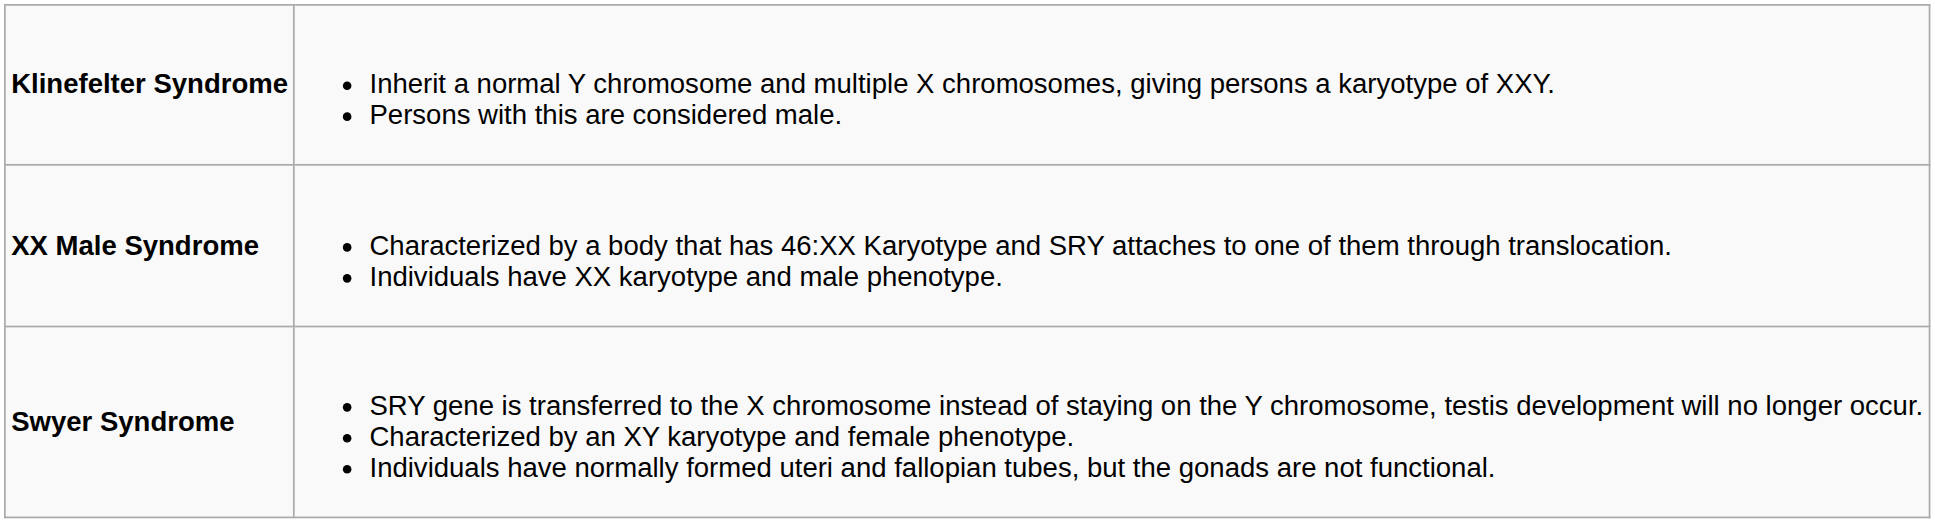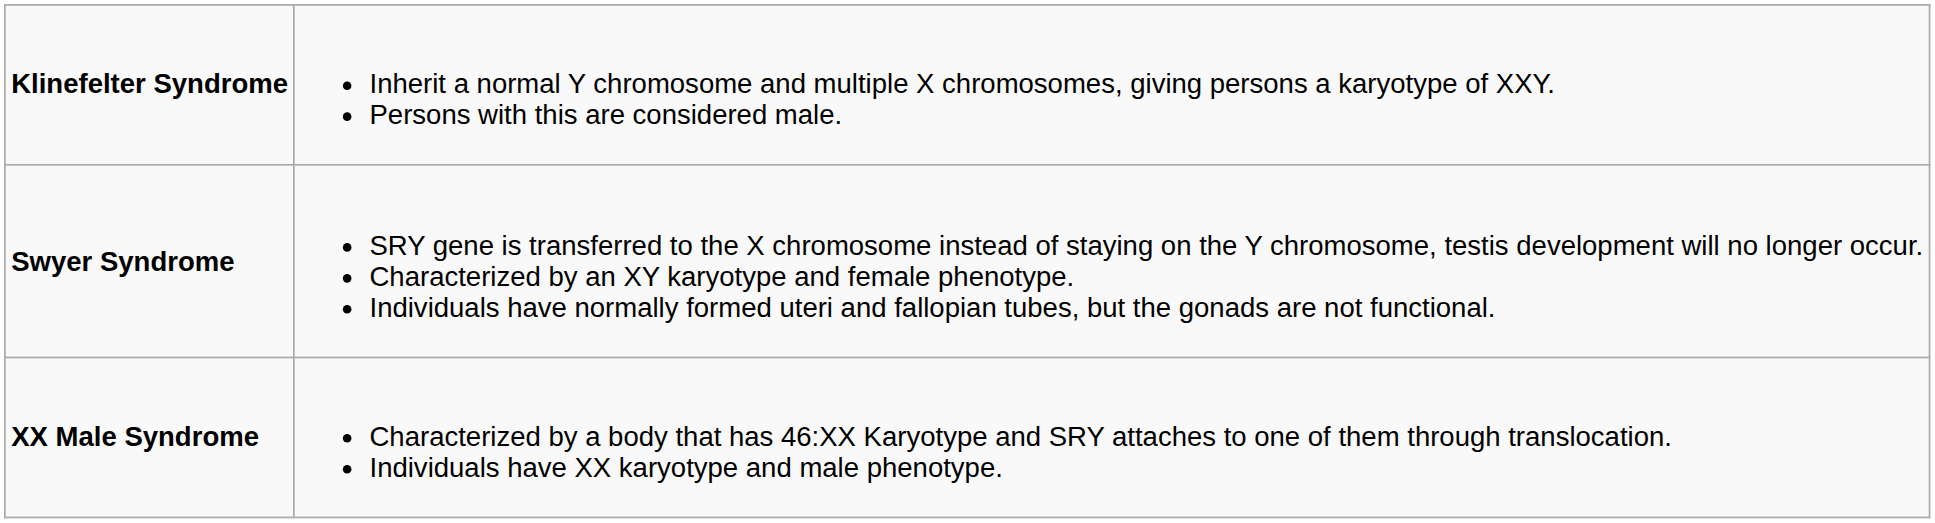rows swapped: (123, 421) <-> (135, 245)
